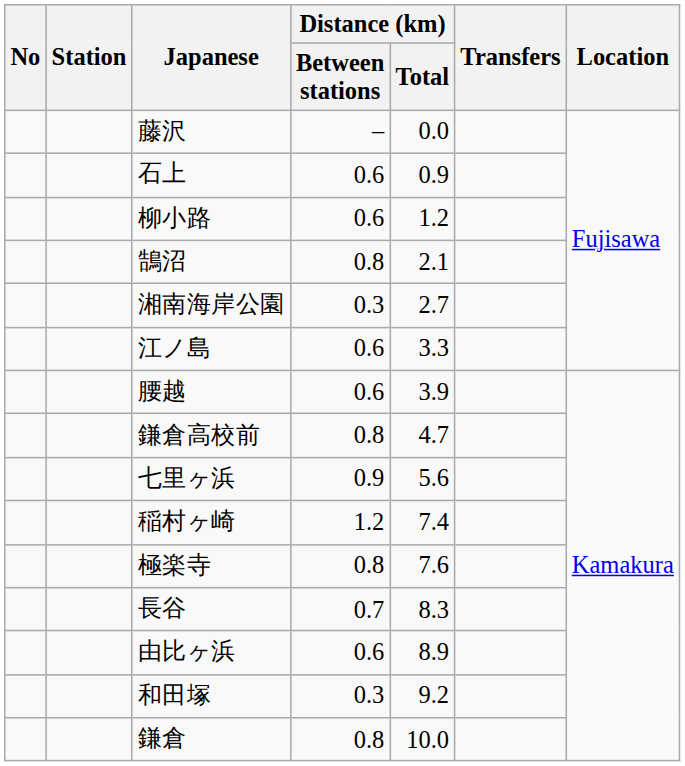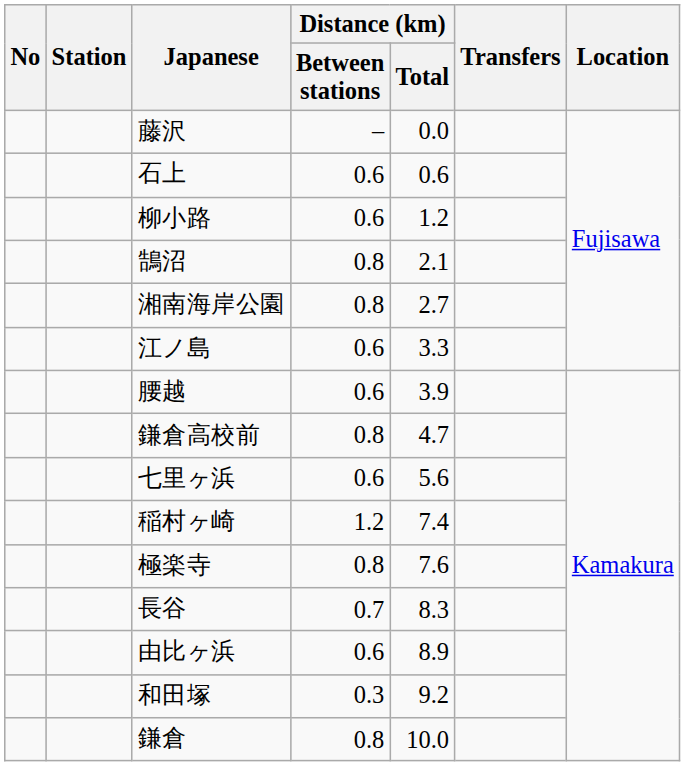(434, 174) 0.9 -> (434, 174) 0.6
(369, 305) 0.3 -> (369, 305) 0.8
(369, 478) 0.9 -> (369, 478) 0.6
